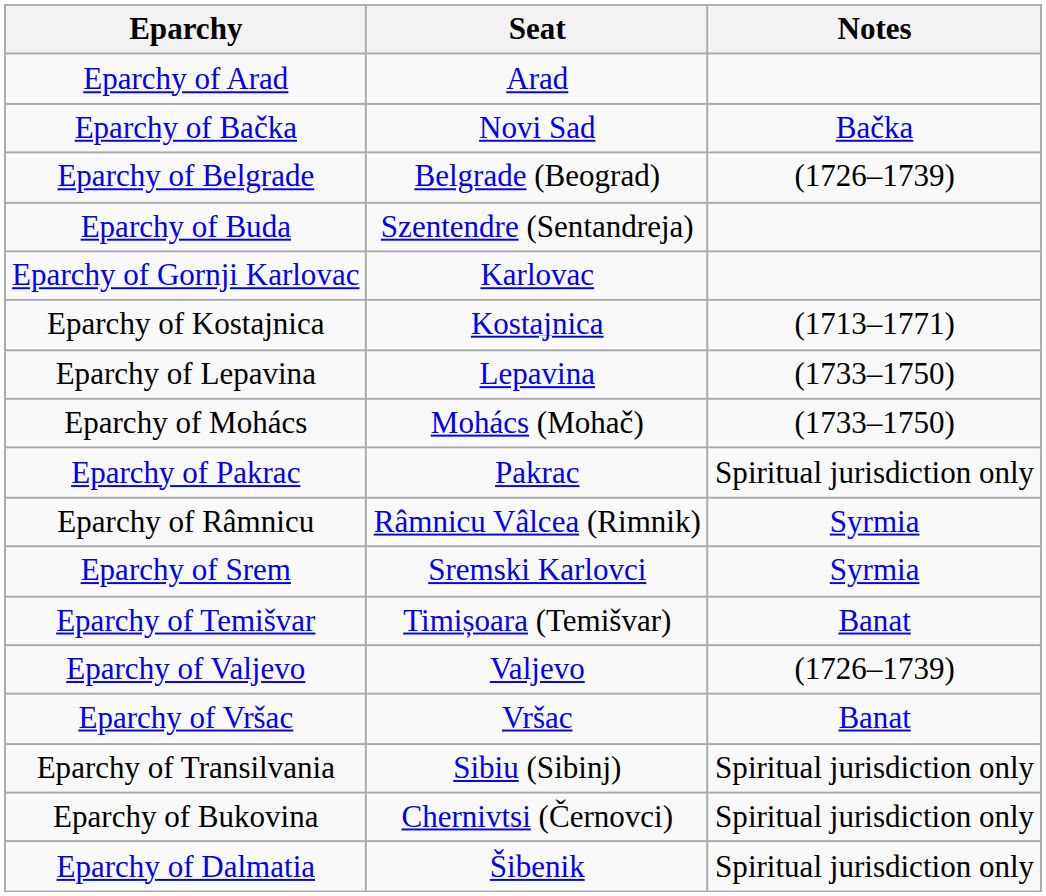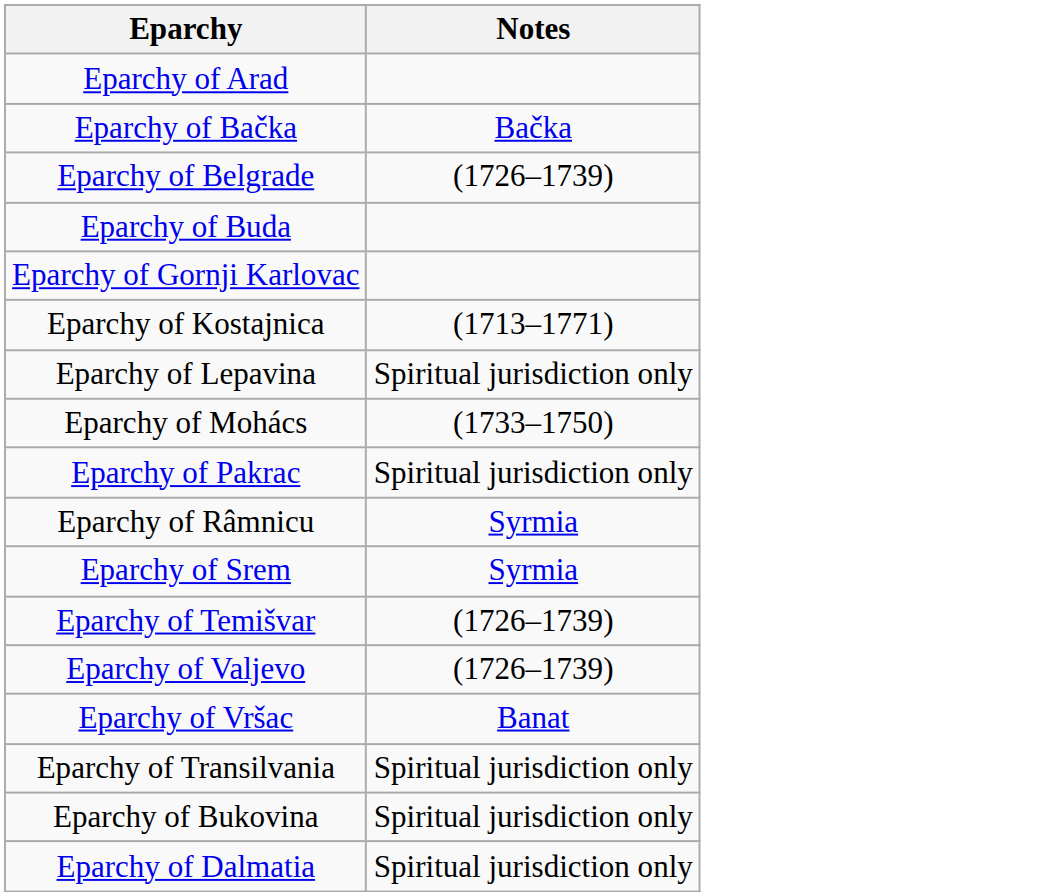- column: (537, 29)
(875, 373) (1733–1750) -> (533, 373) Spiritual jurisdiction only
(875, 619) Banat -> (533, 619) (1726–1739)
